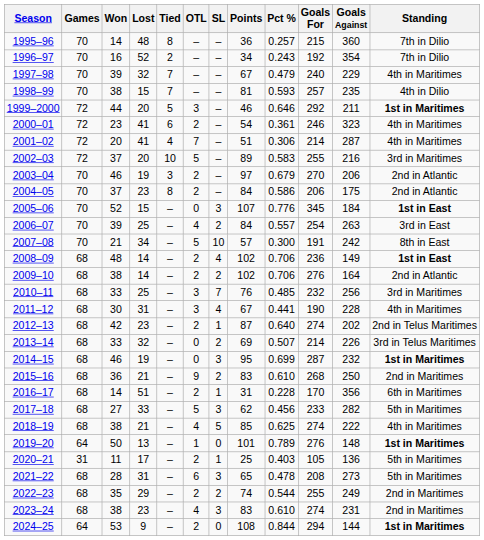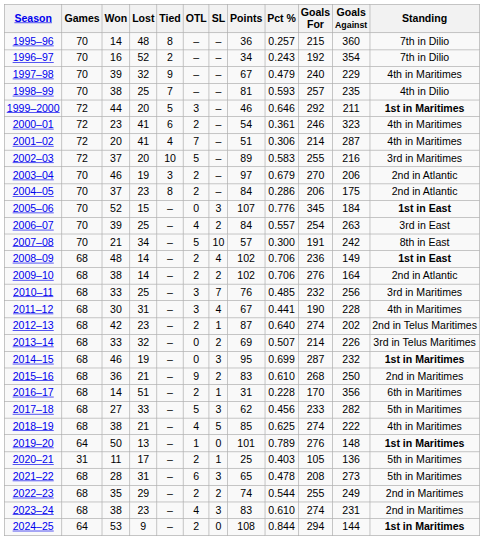(170, 74) 7 -> (170, 74) 9
(143, 91) 15 -> (143, 91) 25
(282, 192) 0.586 -> (282, 192) 0.286
